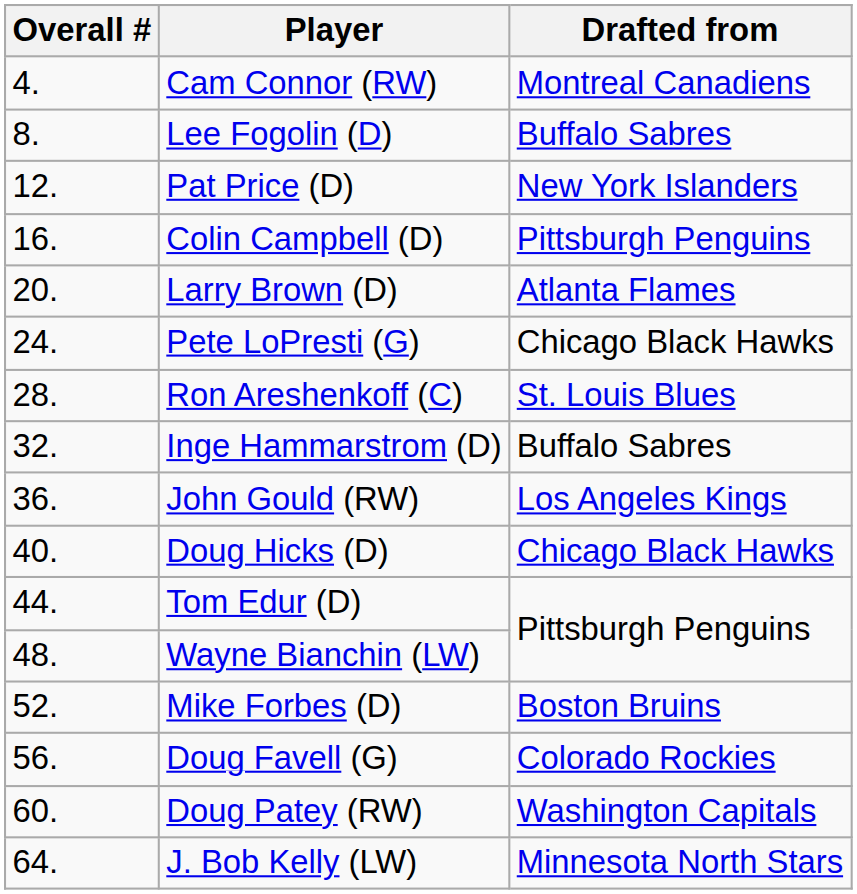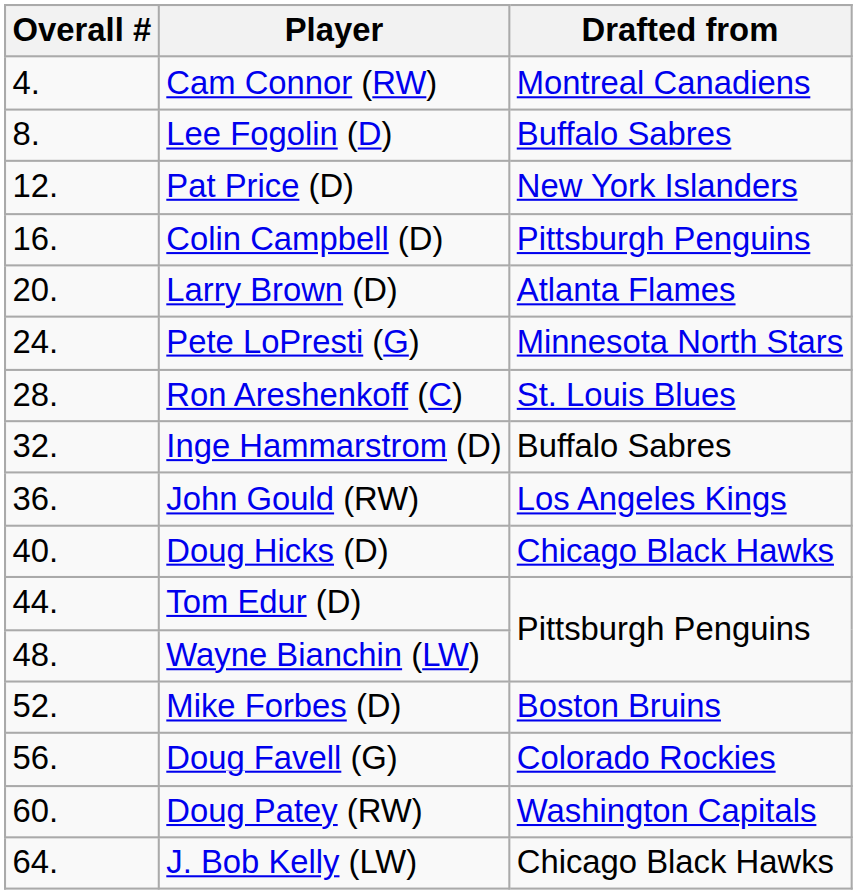(675, 342) Chicago Black Hawks -> (680, 342) Minnesota North Stars
(680, 862) Minnesota North Stars -> (675, 862) Chicago Black Hawks
